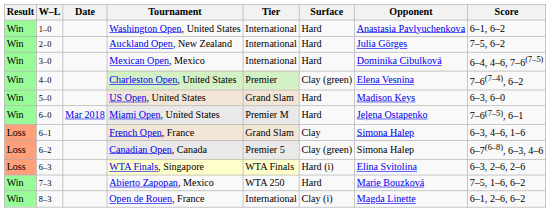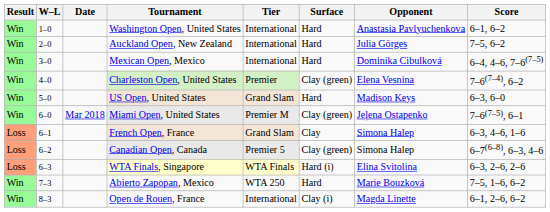(312, 115) Hard -> (327, 115) Clay (green)
